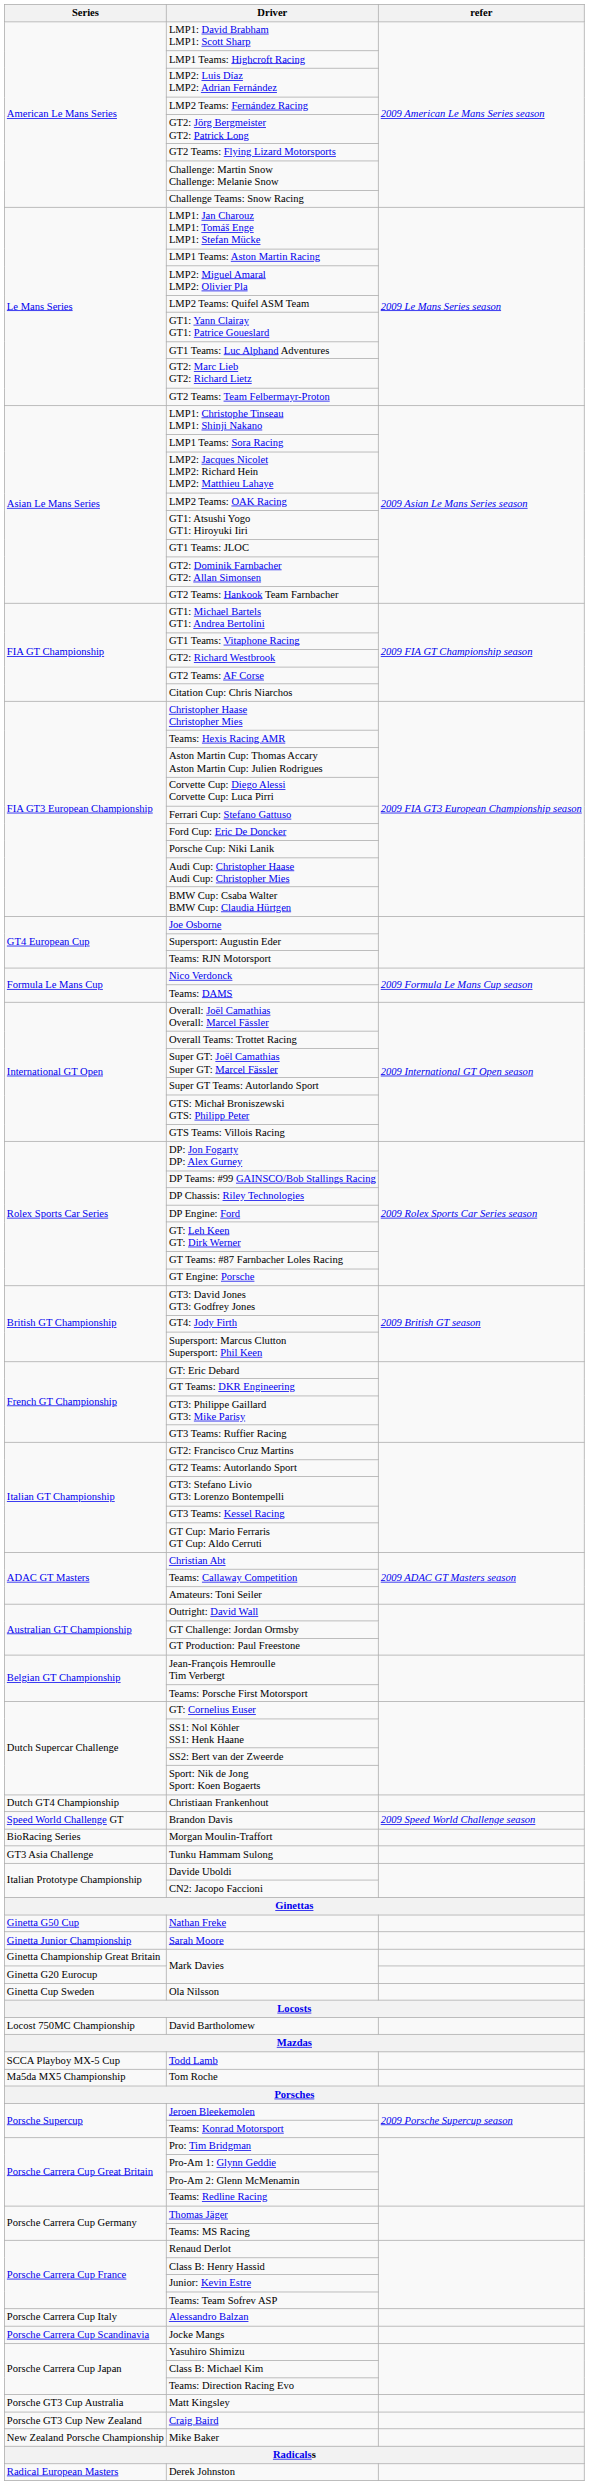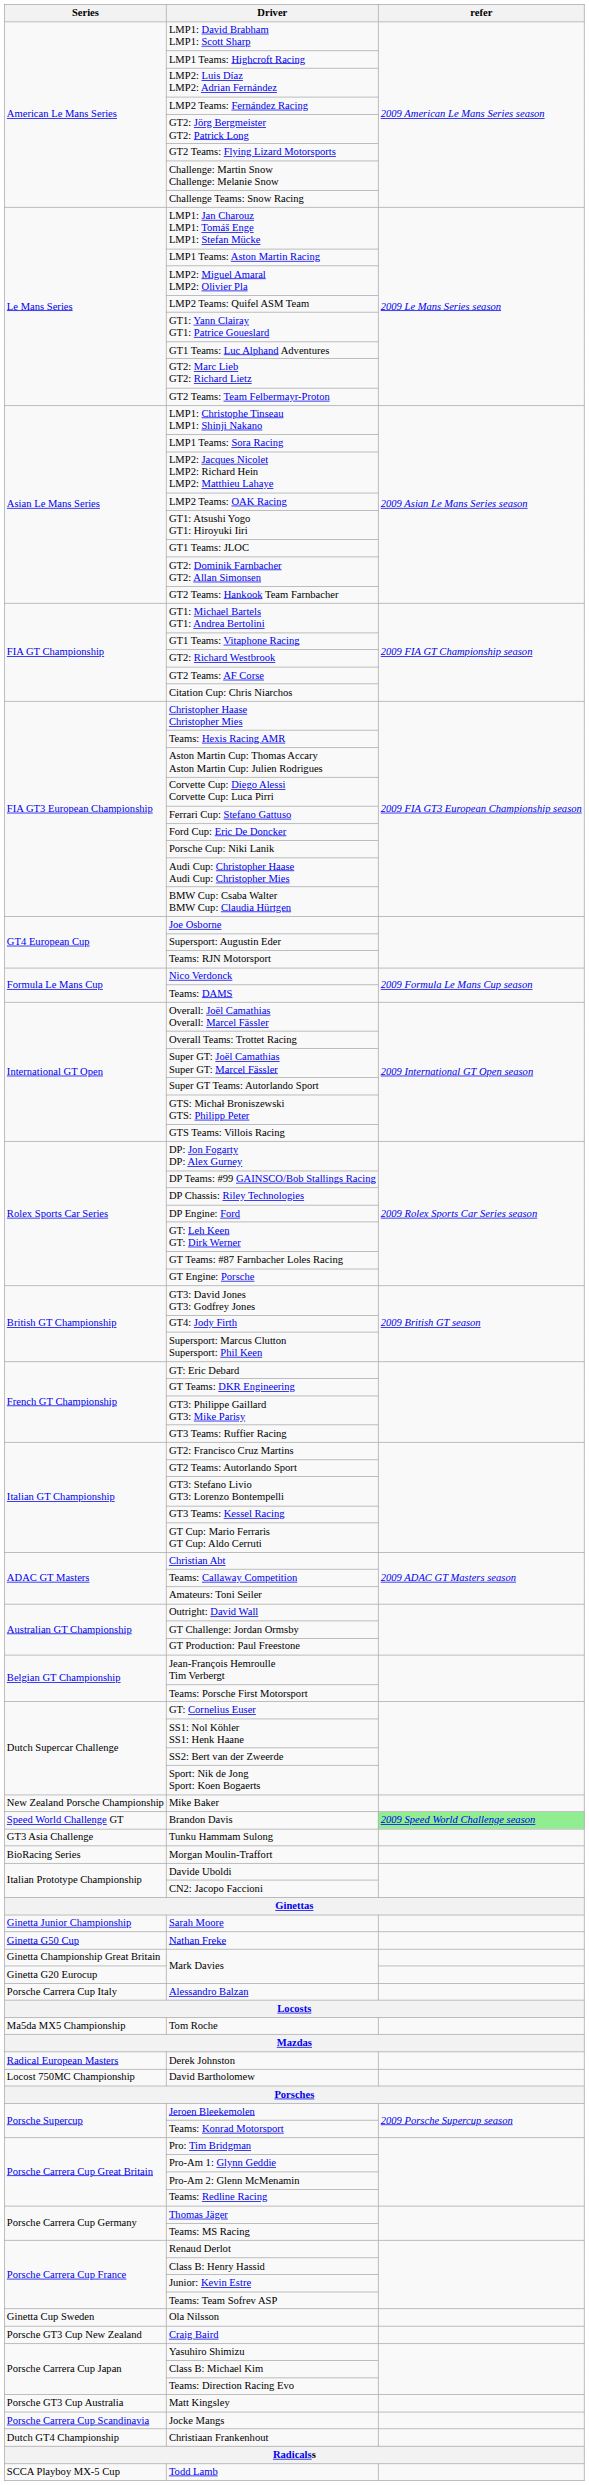rows swapped: (63, 1803) <-> (85, 2437)
(458, 1820) no background -> (458, 1820) lightgreen background
rows swapped: (50, 1854) <-> (44, 1837)
rows swapped: (43, 1923) <-> (69, 1940)
rows swapped: (51, 1991) <-> (62, 2317)
rows swapped: (71, 2026) <-> (66, 2077)
rows swapped: (63, 2060) <-> (63, 2471)
rows swapped: (78, 2334) <-> (74, 2420)
